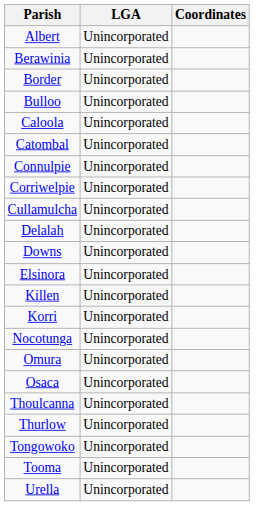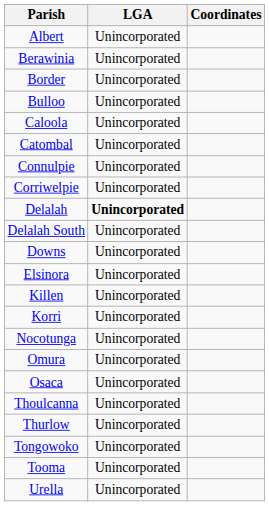- row: (42, 209)
(126, 230) normal -> (138, 209) bold
+ row: (46, 230)
